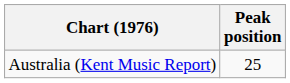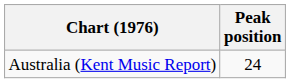(253, 63) 25 -> (253, 63) 24
